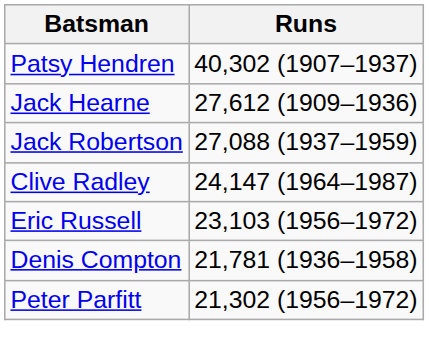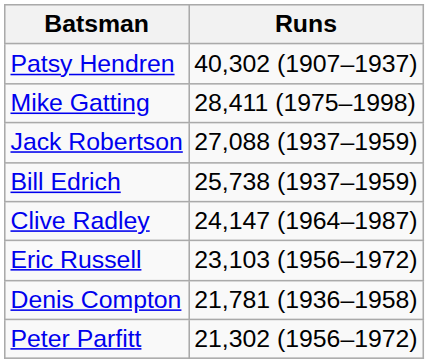+ row: (80, 102)
- row: (80, 102)
+ row: (66, 181)
